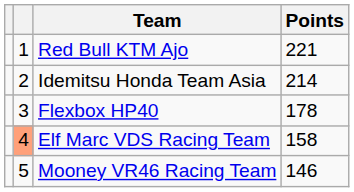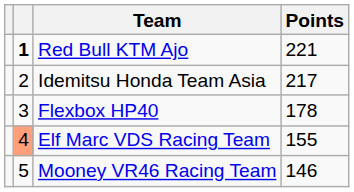(24, 50) normal -> (24, 50) bold
(301, 80) 214 -> (301, 80) 217
(301, 140) 158 -> (301, 140) 155
